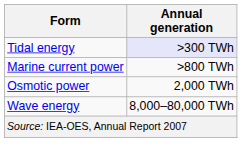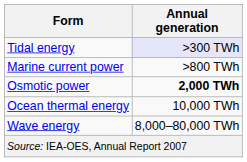(204, 86) normal -> (209, 86) bold
+ row: (68, 106)
